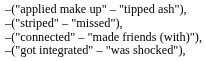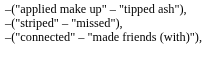- row: (98, 50)
